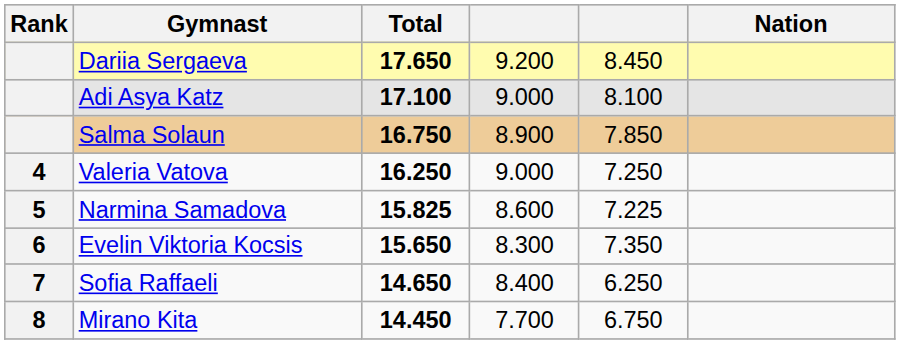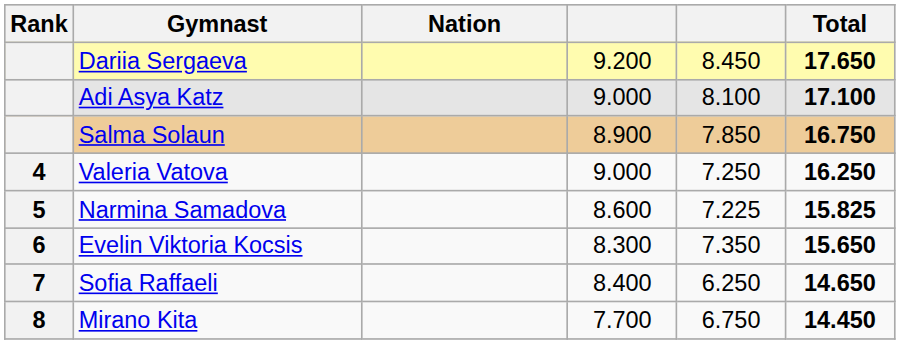columns swapped: (791, 24) <-> (416, 24)
